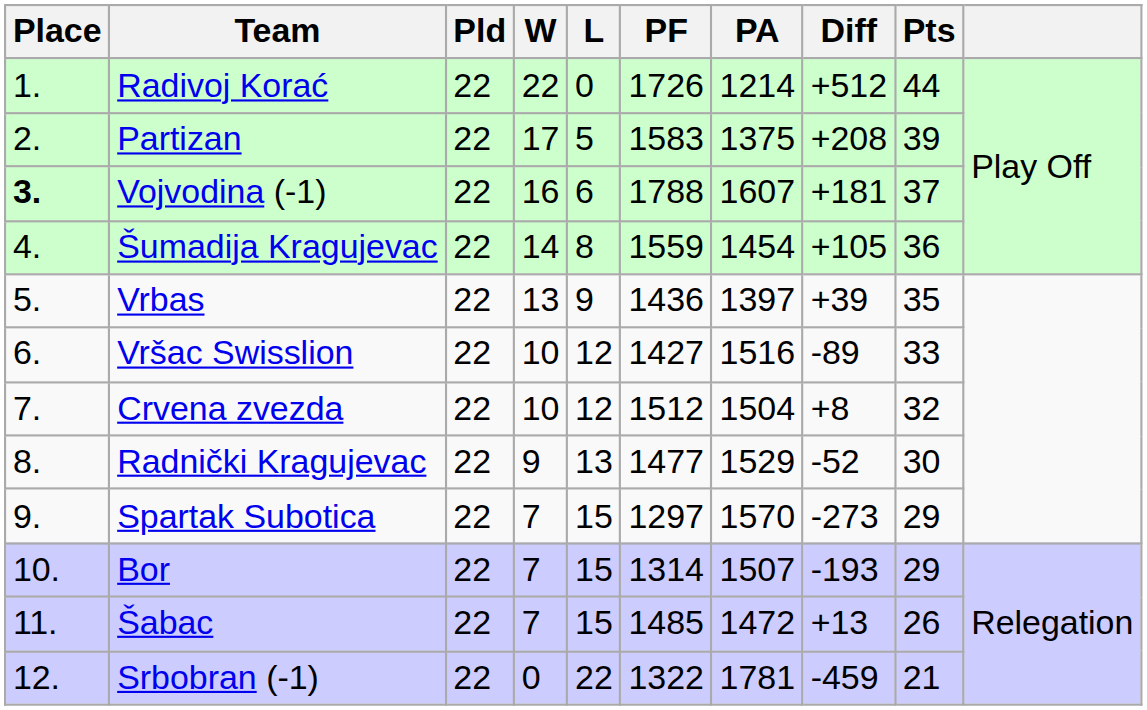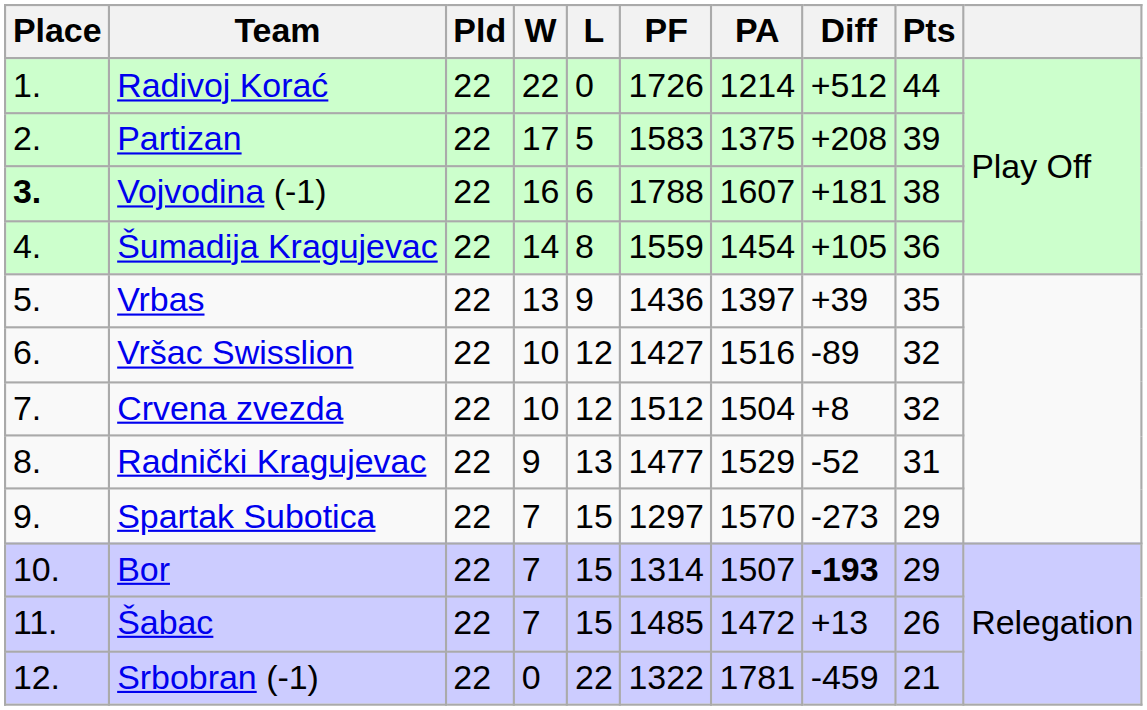(922, 192) 37 -> (922, 192) 38
(922, 354) 33 -> (922, 354) 32
(922, 461) 30 -> (922, 461) 31
(845, 569) normal -> (845, 569) bold
